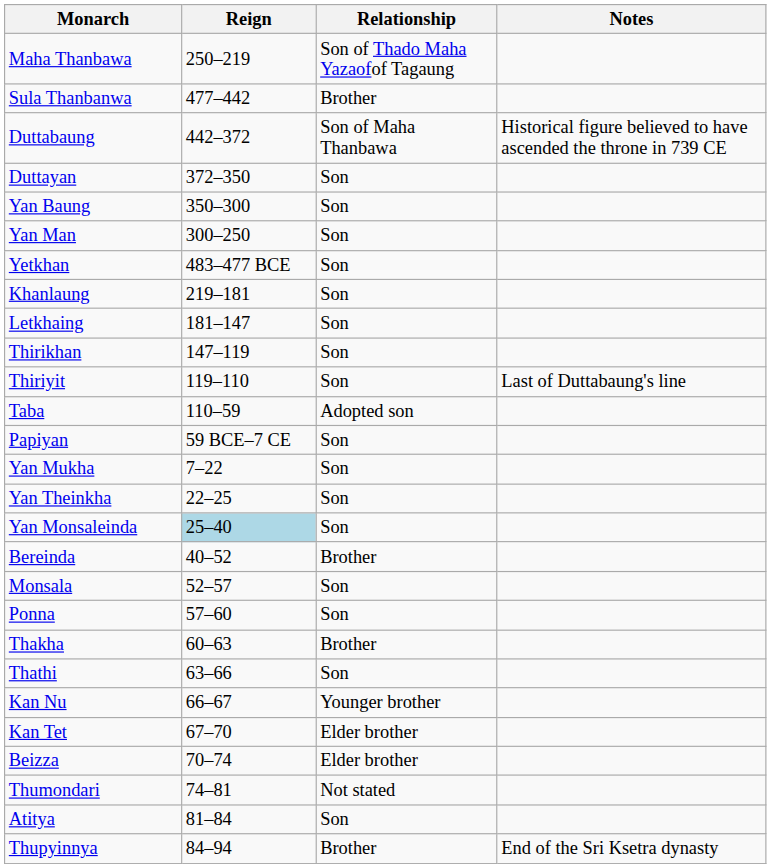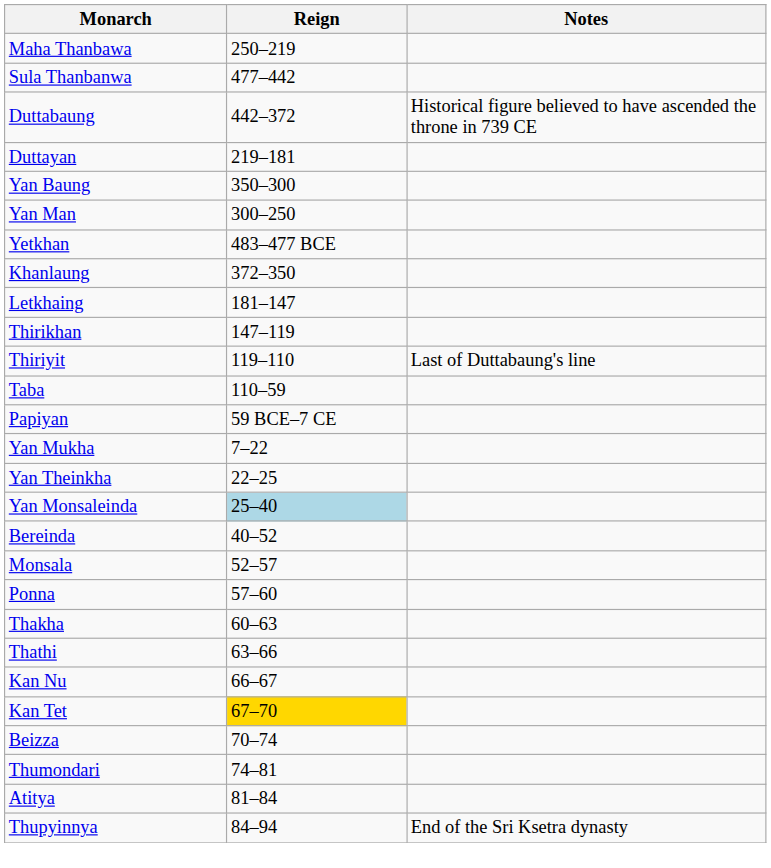- column: (406, 19)
(218, 177) 372–350 -> (263, 156) 219–181
(218, 293) 219–181 -> (263, 273) 372–350
(209, 731) no background -> (254, 710) gold background
